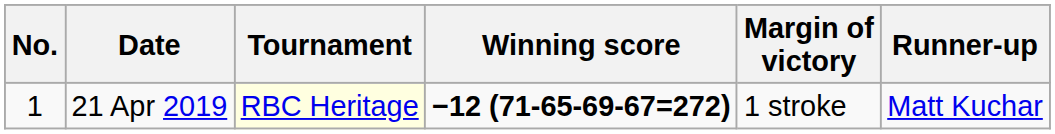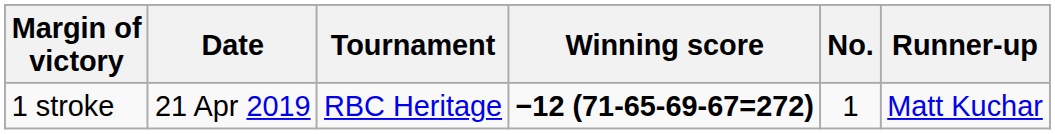columns swapped: (35, 44) <-> (809, 44)
(330, 106) lightyellow background -> (413, 106) no background
